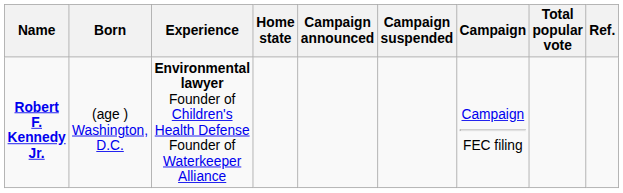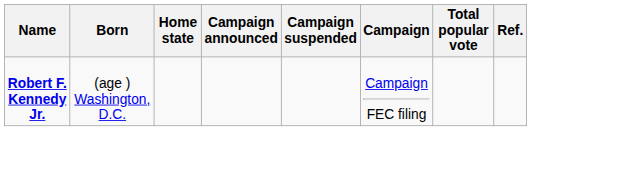- column: (202, 30)
